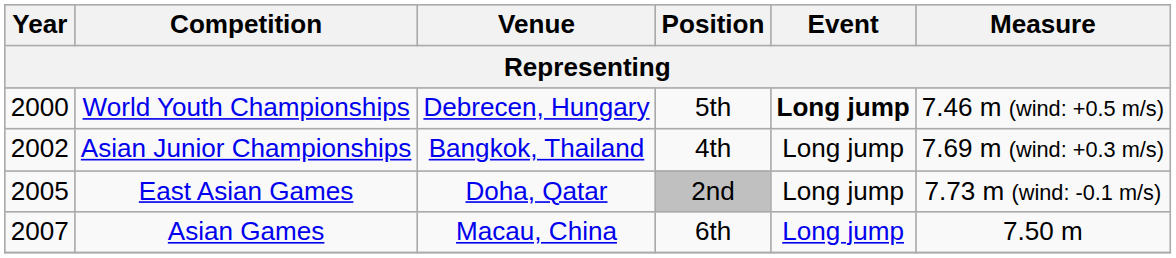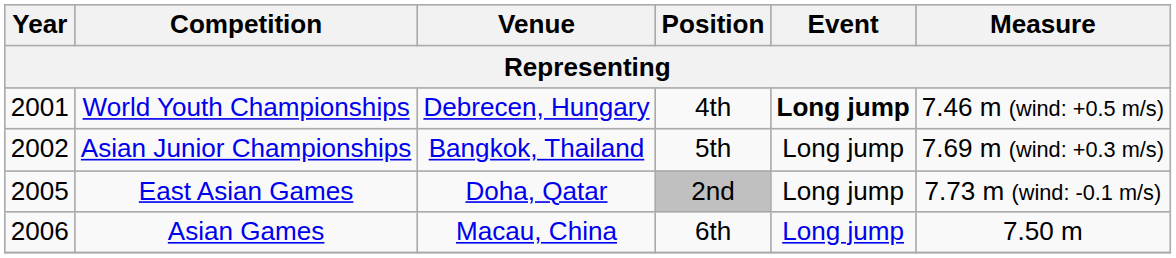(40, 107) 2000 -> (40, 107) 2001
(713, 107) 5th -> (713, 107) 4th
(713, 149) 4th -> (713, 149) 5th
(40, 231) 2007 -> (40, 231) 2006
